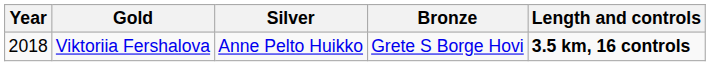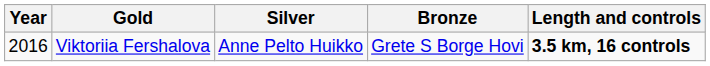(28, 46) 2018 -> (28, 46) 2016
